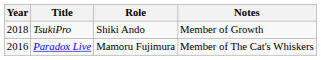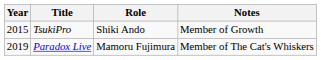(18, 30) 2018 -> (18, 30) 2015
(18, 47) 2016 -> (18, 47) 2019
